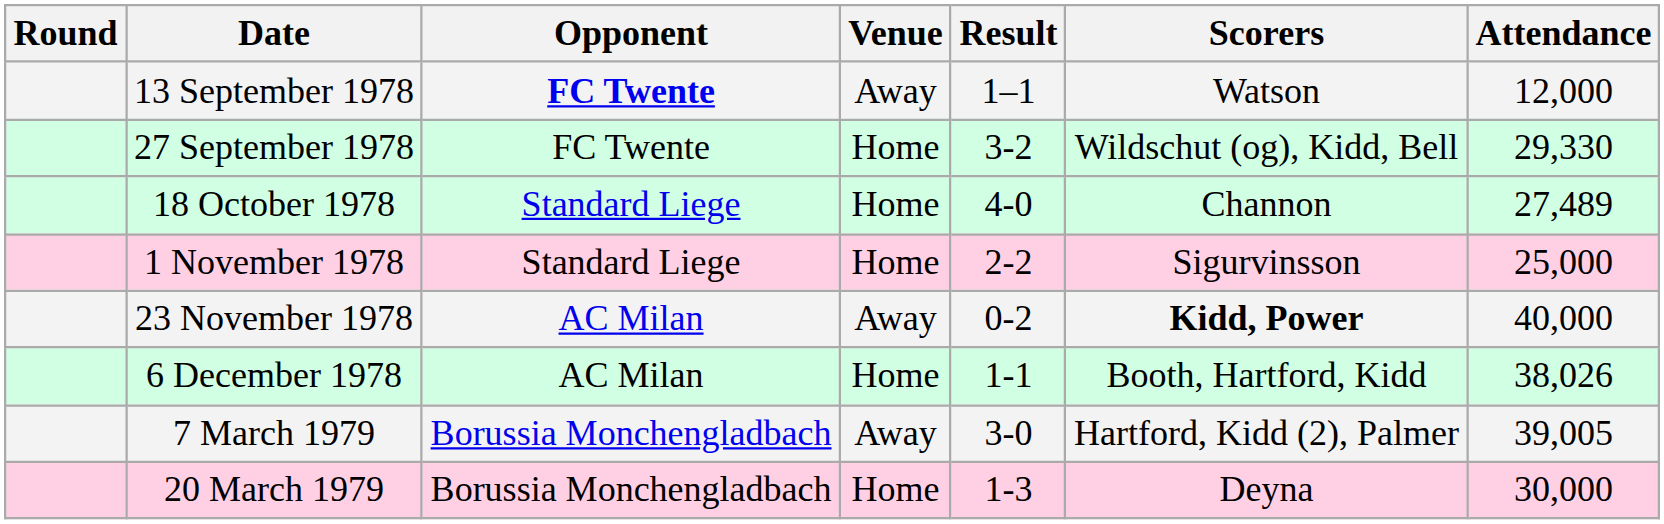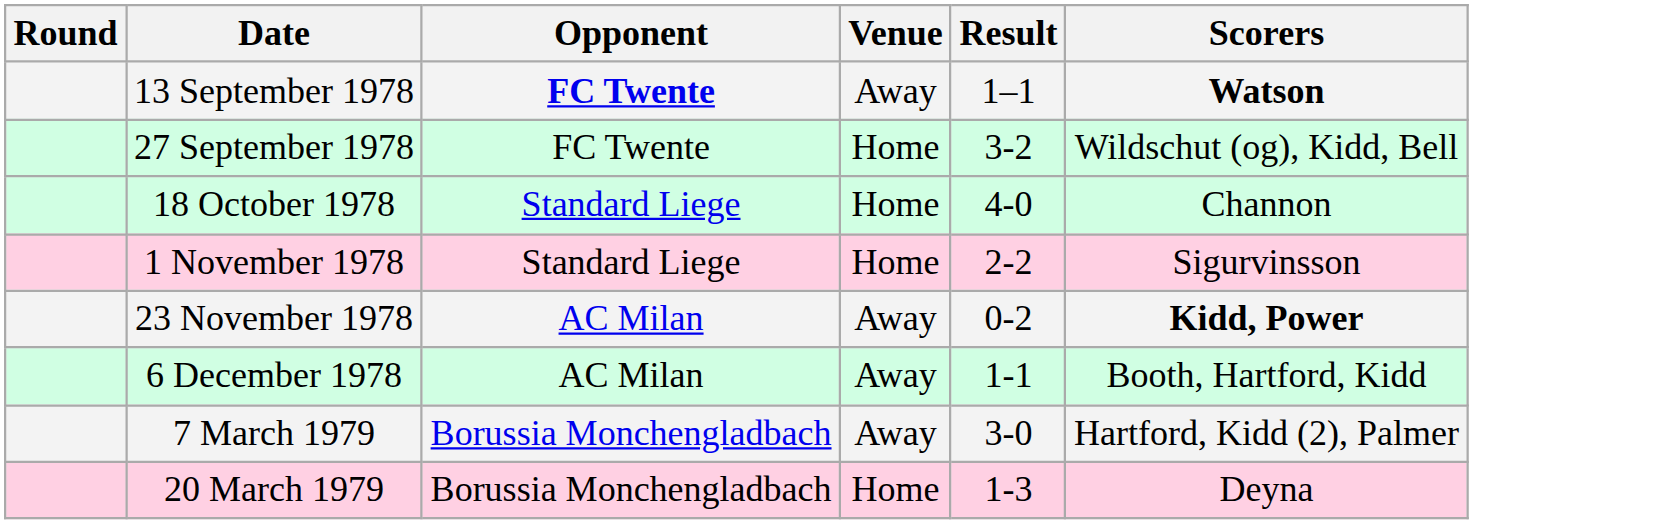- column: (1564, 33)
(1266, 90) normal -> (1266, 90) bold
(895, 375) Home -> (895, 375) Away
